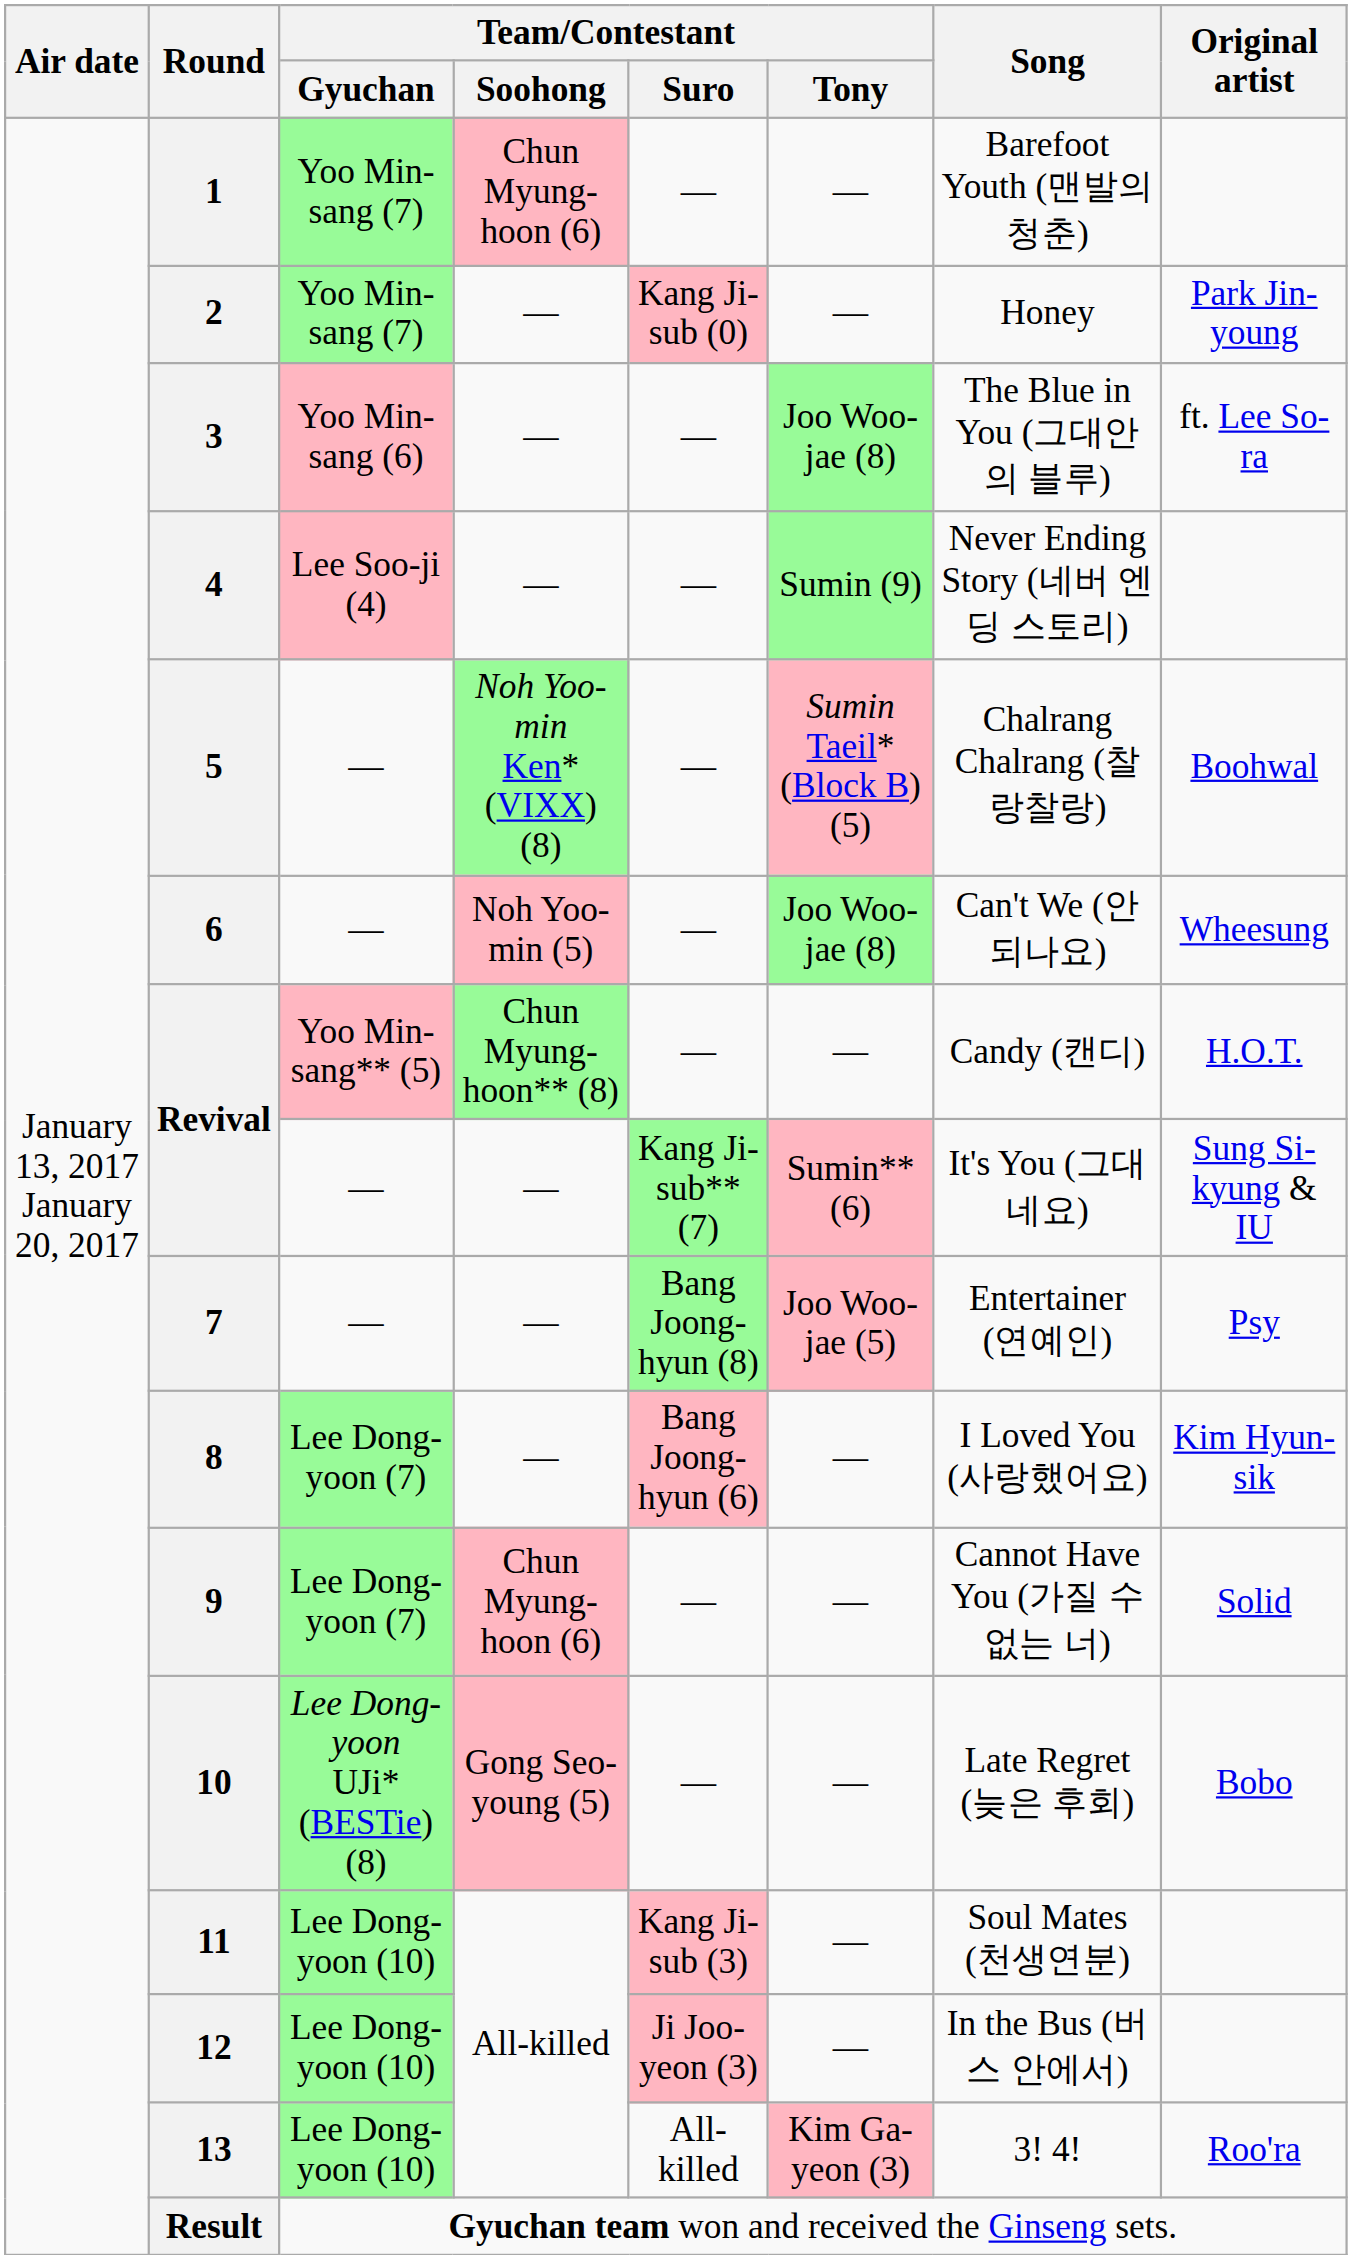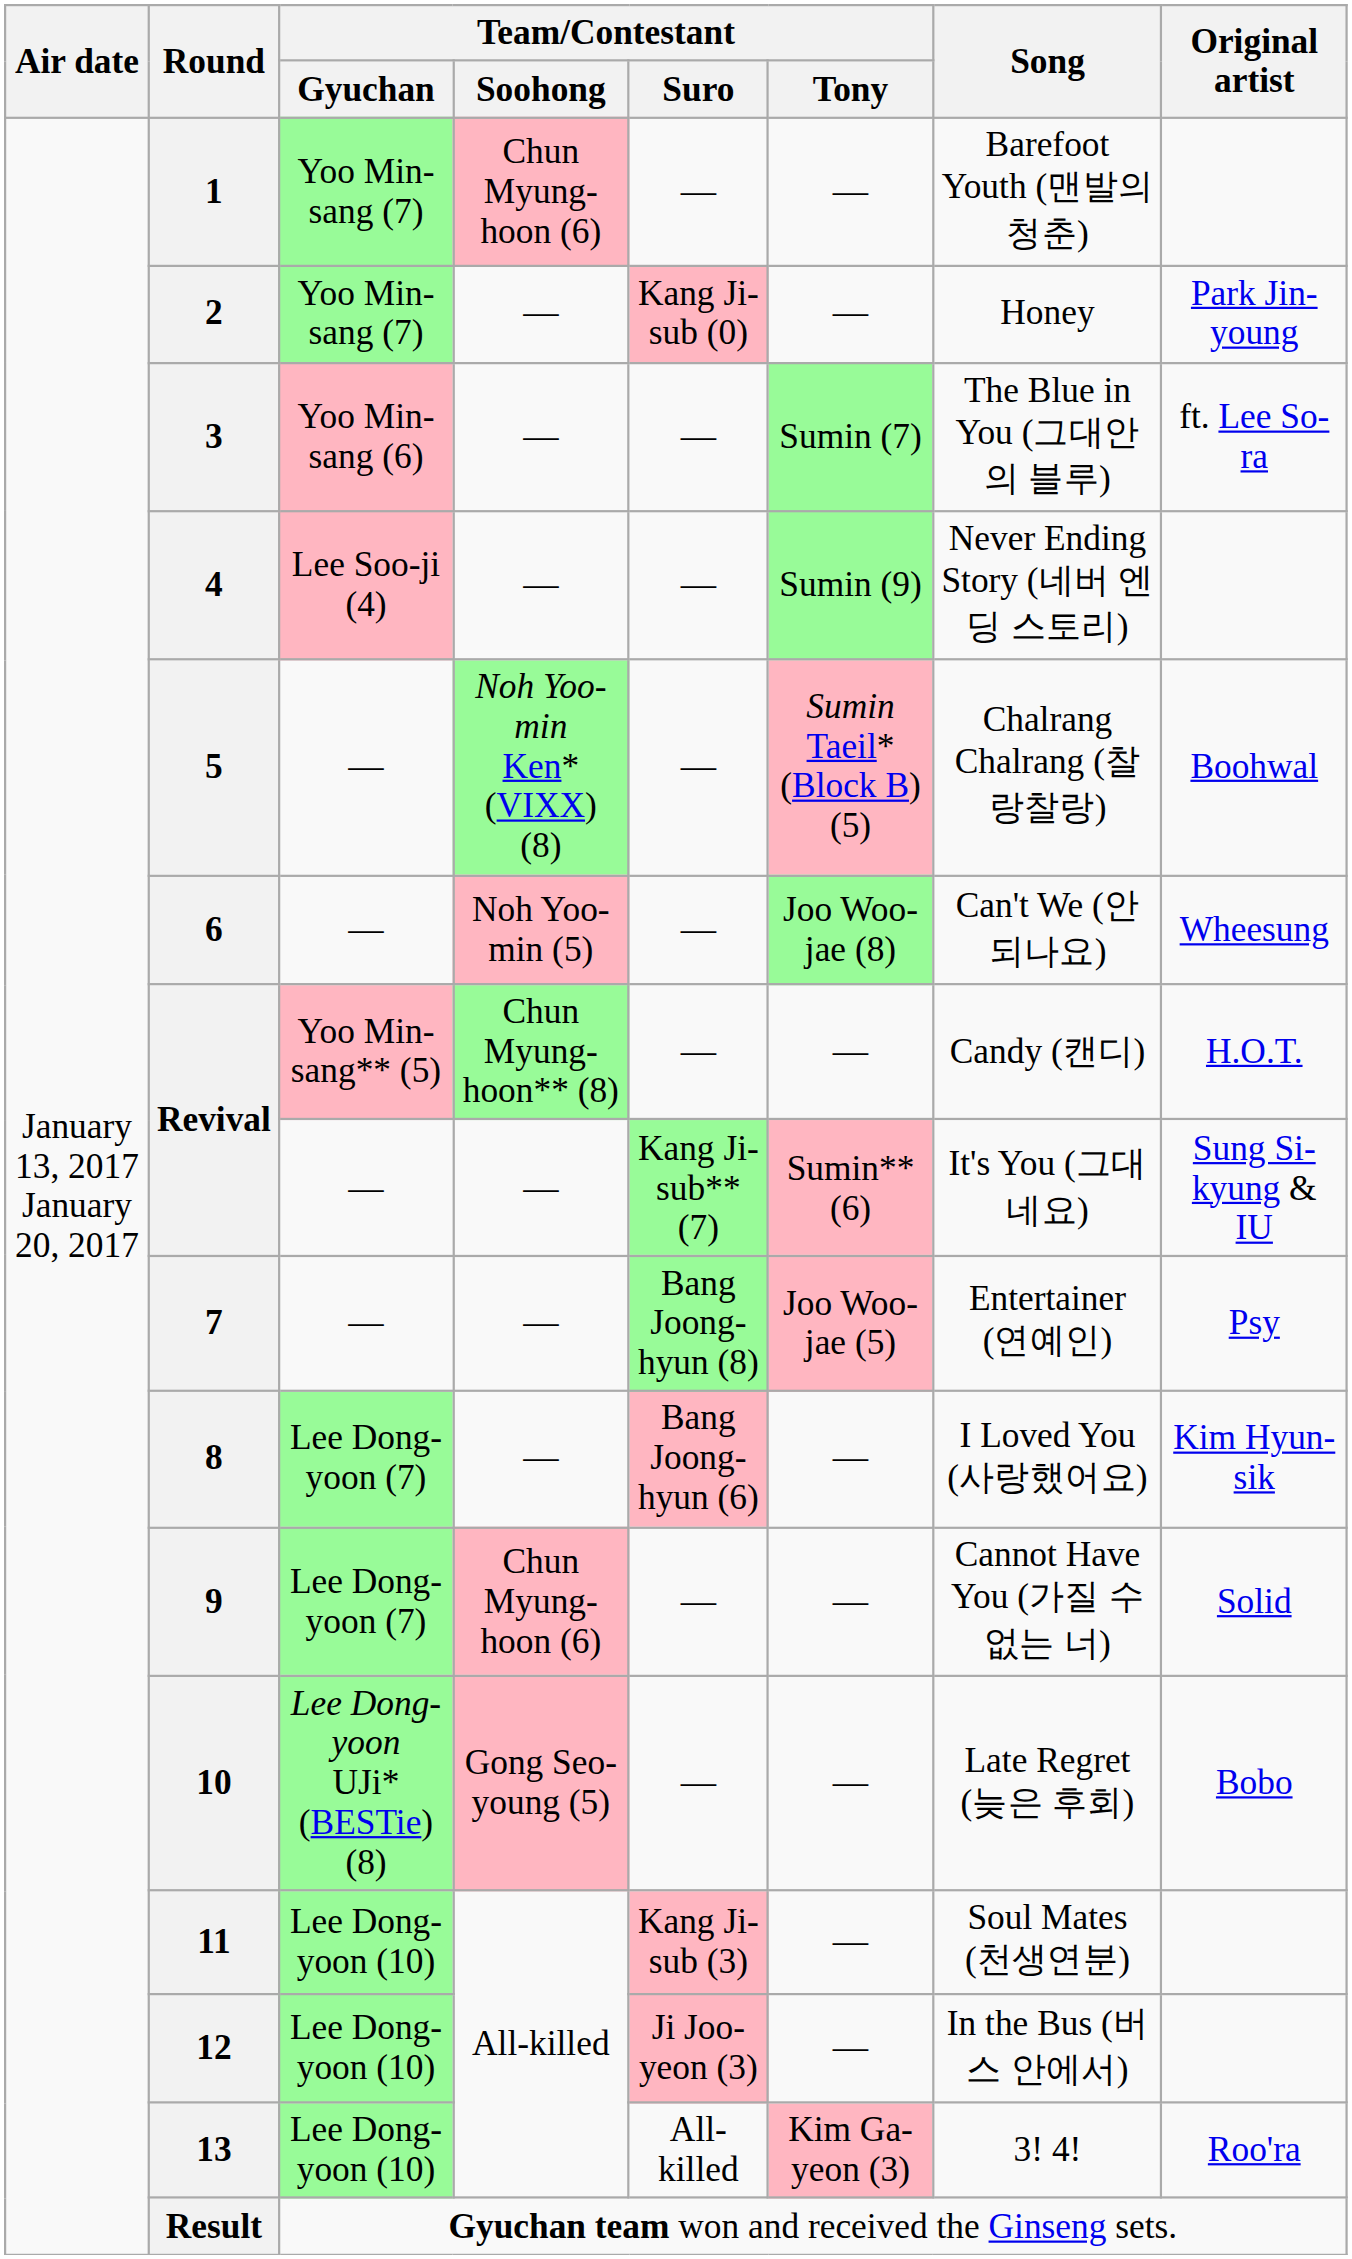(850, 435) Joo Woo-jae (8) -> (851, 435) Sumin (7)
